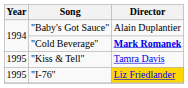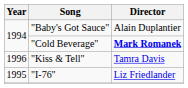(17, 59) 1995 -> (17, 59) 1996
(145, 75) gold background -> (145, 75) no background
